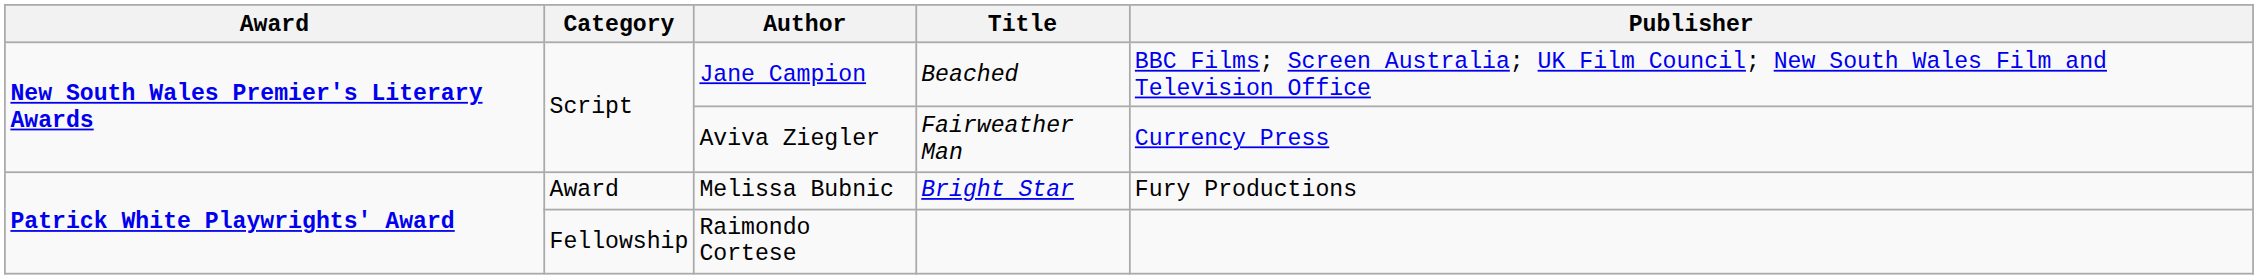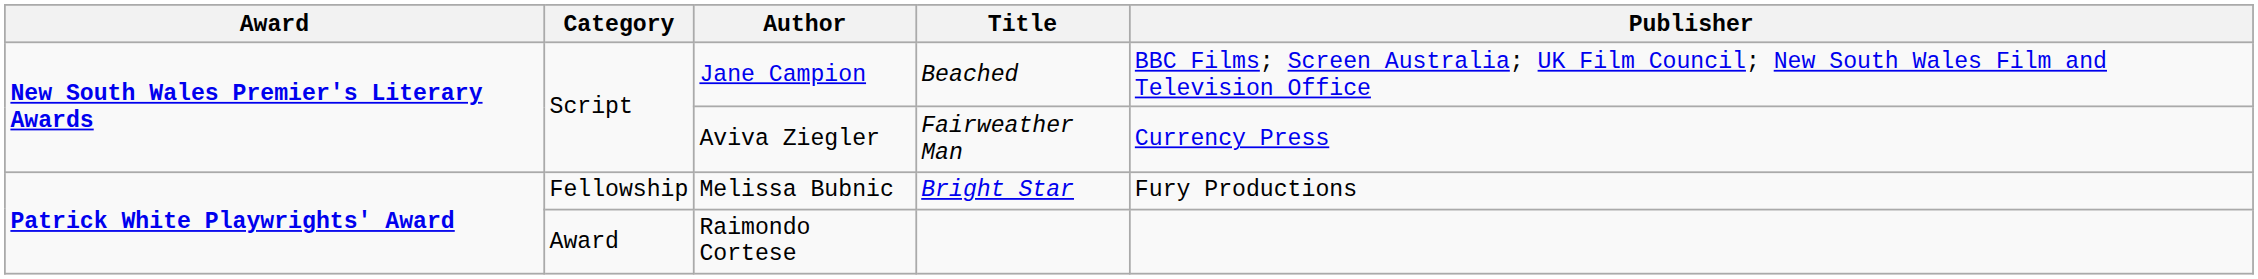(584, 190) Award -> (619, 190) Fellowship
(619, 241) Fellowship -> (584, 241) Award
